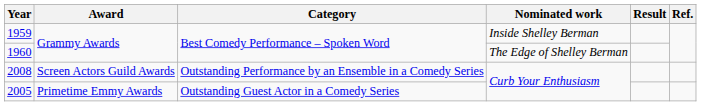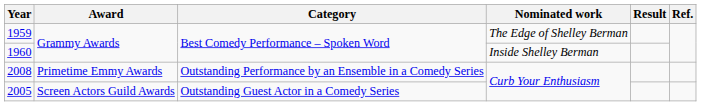(544, 33) Inside Shelley Berman -> (558, 33) The Edge of Shelley Berman
(558, 52) The Edge of Shelley Berman -> (544, 52) Inside Shelley Berman
(106, 71) Screen Actors Guild Awards -> (100, 71) Primetime Emmy Awards
(100, 91) Primetime Emmy Awards -> (106, 91) Screen Actors Guild Awards
